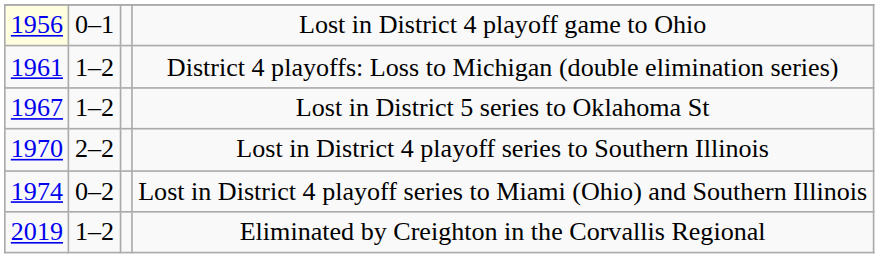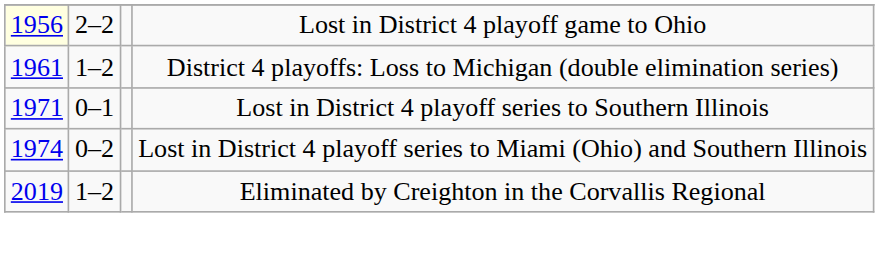(95, 25) 0–1 -> (95, 25) 2–2
- row: (503, 107)
(37, 149) 1970 -> (37, 107) 1971
(95, 149) 2–2 -> (95, 107) 0–1
